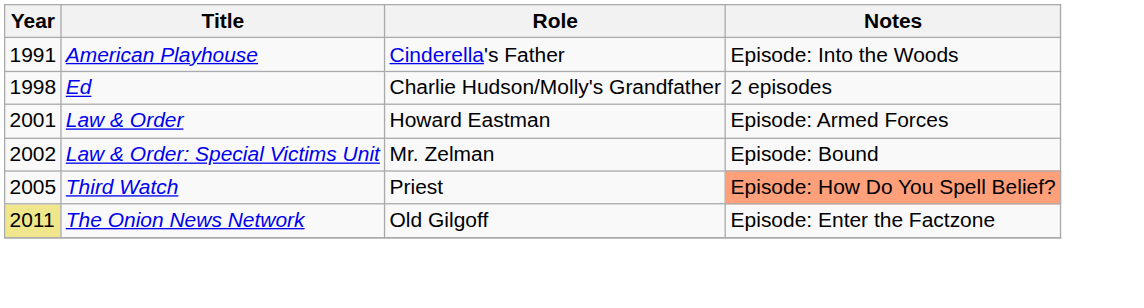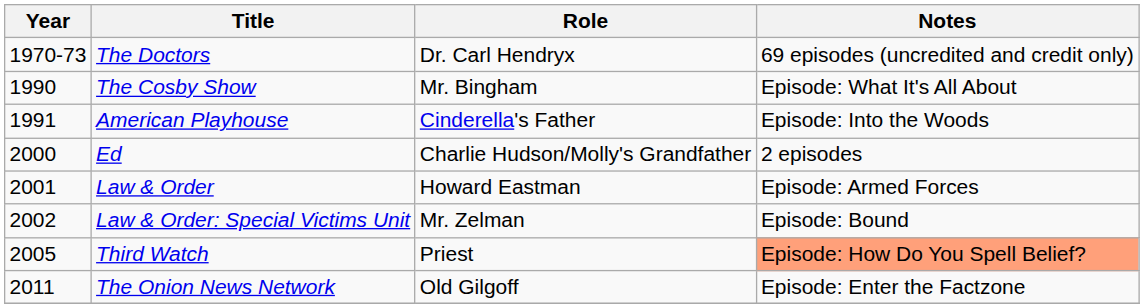+ row: (153, 54)
+ row: (176, 87)
(33, 87) 1998 -> (33, 154) 2000
(32, 220) khaki background -> (32, 287) no background
